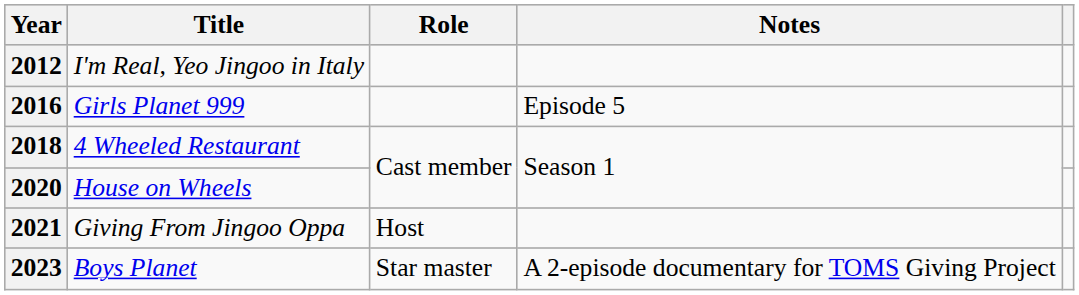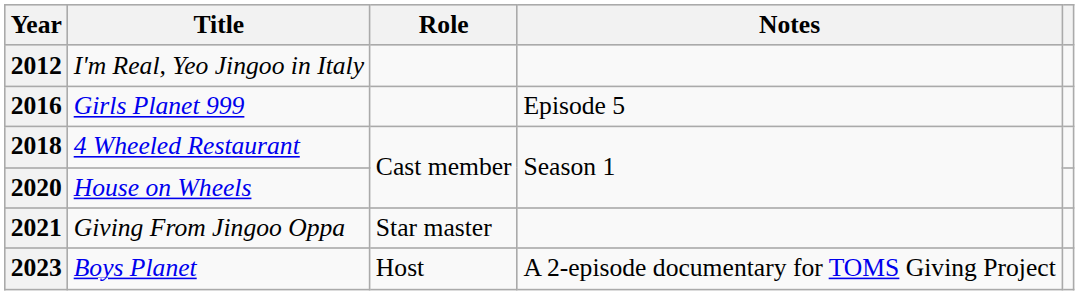(400, 227) Host -> (434, 227) Star master
(434, 268) Star master -> (400, 268) Host
